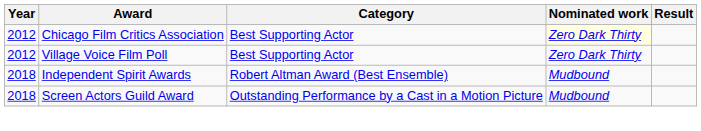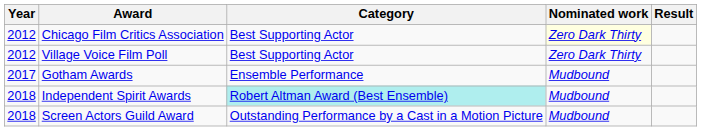+ row: (87, 75)
(339, 75) no background -> (339, 95) paleturquoise background
